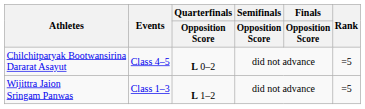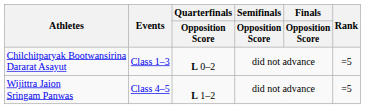(150, 61) Class 4–5 -> (150, 61) Class 1–3
(150, 89) Class 1–3 -> (150, 89) Class 4–5
